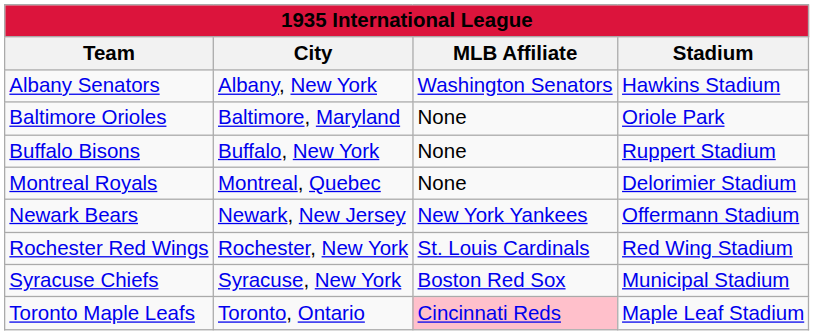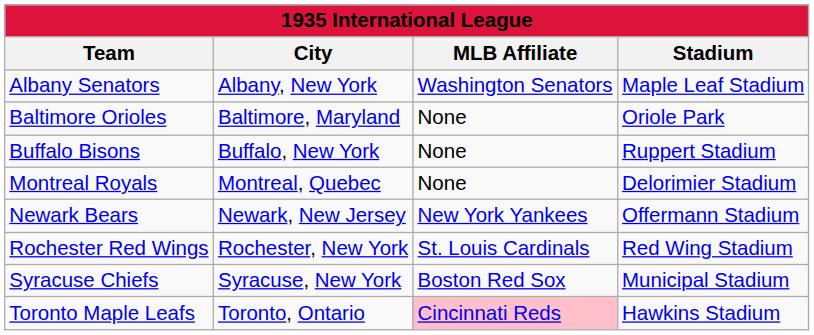(701, 85) Hawkins Stadium -> (713, 85) Maple Leaf Stadium
(713, 313) Maple Leaf Stadium -> (701, 313) Hawkins Stadium
